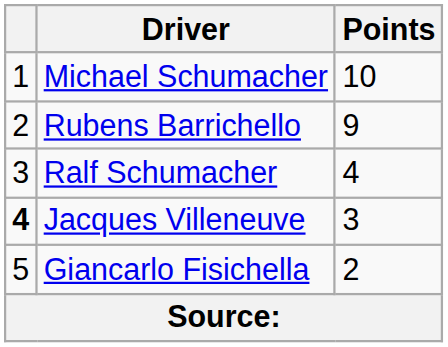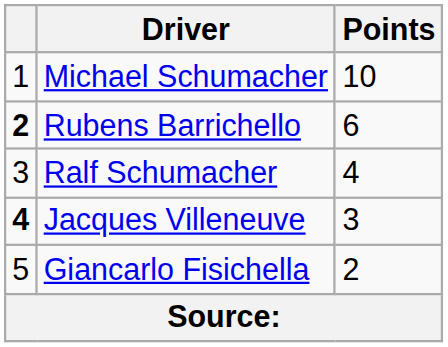(21, 125) normal -> (21, 125) bold
(351, 125) 9 -> (351, 125) 6
